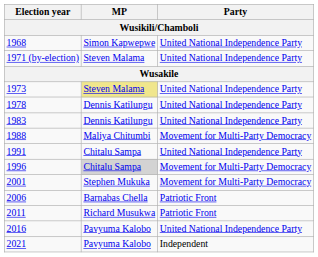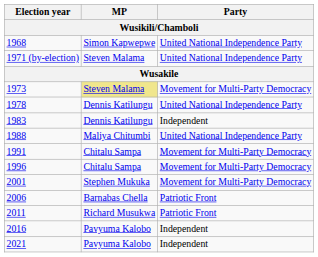(231, 89) United National Independence Party -> (236, 89) Movement for Multi-Party Democracy
(231, 120) United National Independence Party -> (184, 120) Independent
(236, 136) Movement for Multi-Party Democracy -> (231, 136) United National Independence Party
(231, 151) United National Independence Party -> (236, 151) Movement for Multi-Party Democracy
(112, 167) lightgrey background -> (112, 167) no background
(231, 228) United National Independence Party -> (184, 228) Independent
